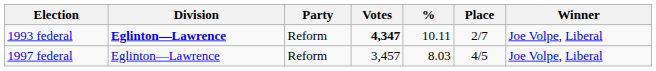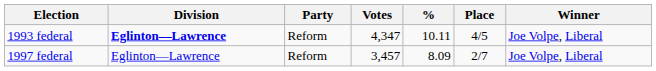(386, 35) bold -> (386, 35) normal
(480, 35) 2/7 -> (480, 35) 4/5
(439, 55) 8.03 -> (439, 55) 8.09
(480, 55) 4/5 -> (480, 55) 2/7
